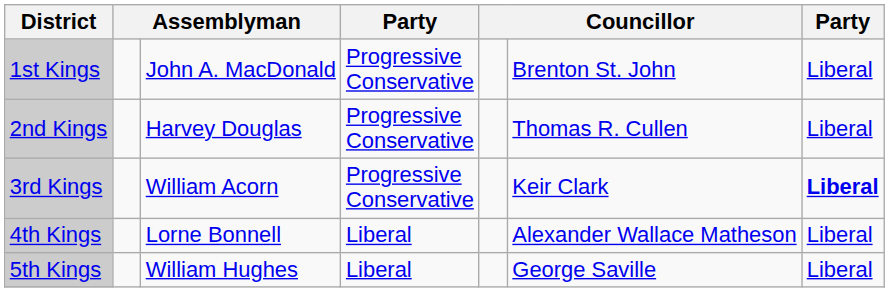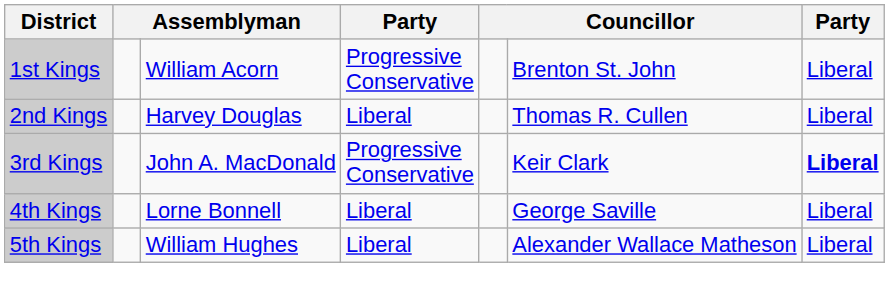(241, 68) John A. MacDonald -> (212, 68) William Acorn
(410, 128) Progressive Conservative -> (379, 116) Liberal
(212, 187) William Acorn -> (241, 163) John A. MacDonald
(654, 234) Alexander Wallace Matheson -> (584, 210) George Saville
(584, 269) George Saville -> (654, 245) Alexander Wallace Matheson
